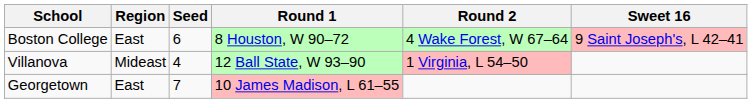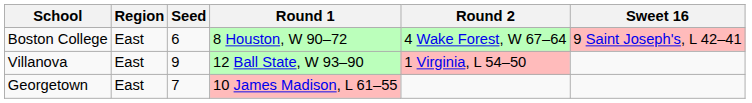(140, 62) Mideast -> (129, 62) East
(177, 62) 4 -> (175, 62) 9
